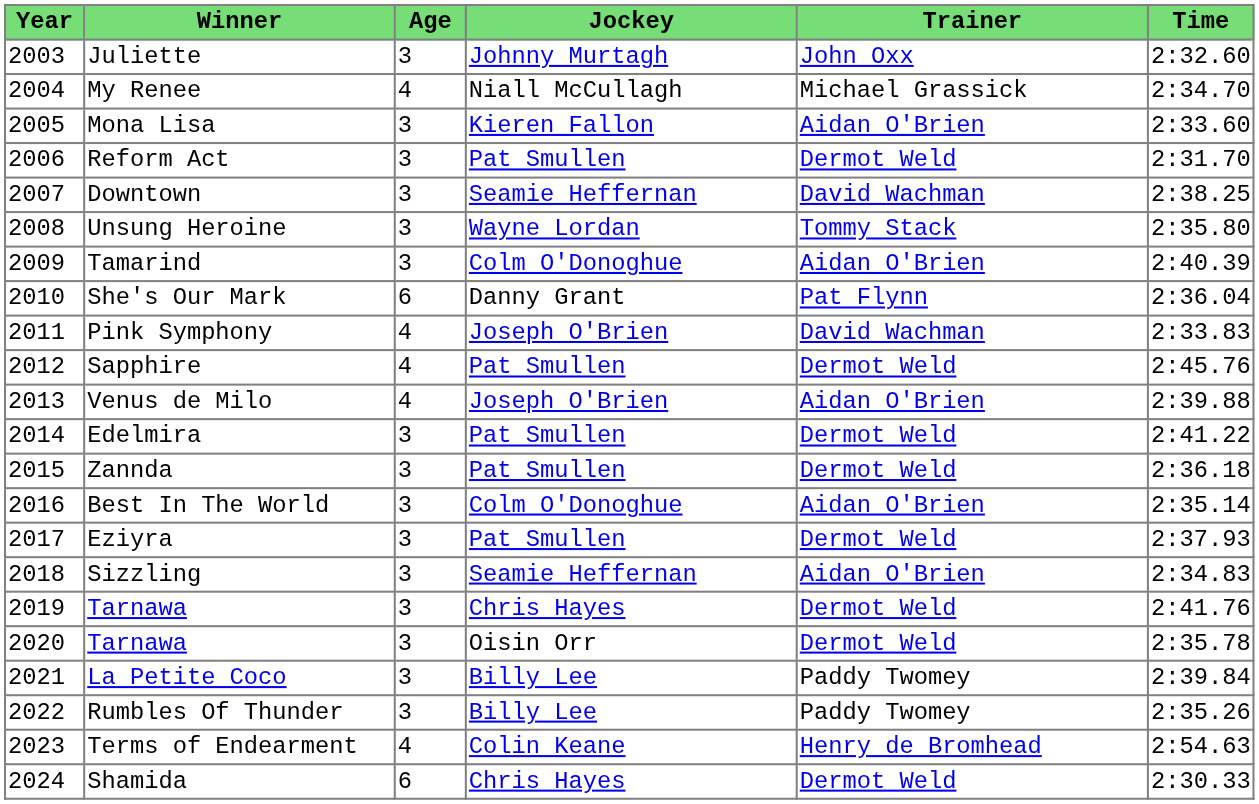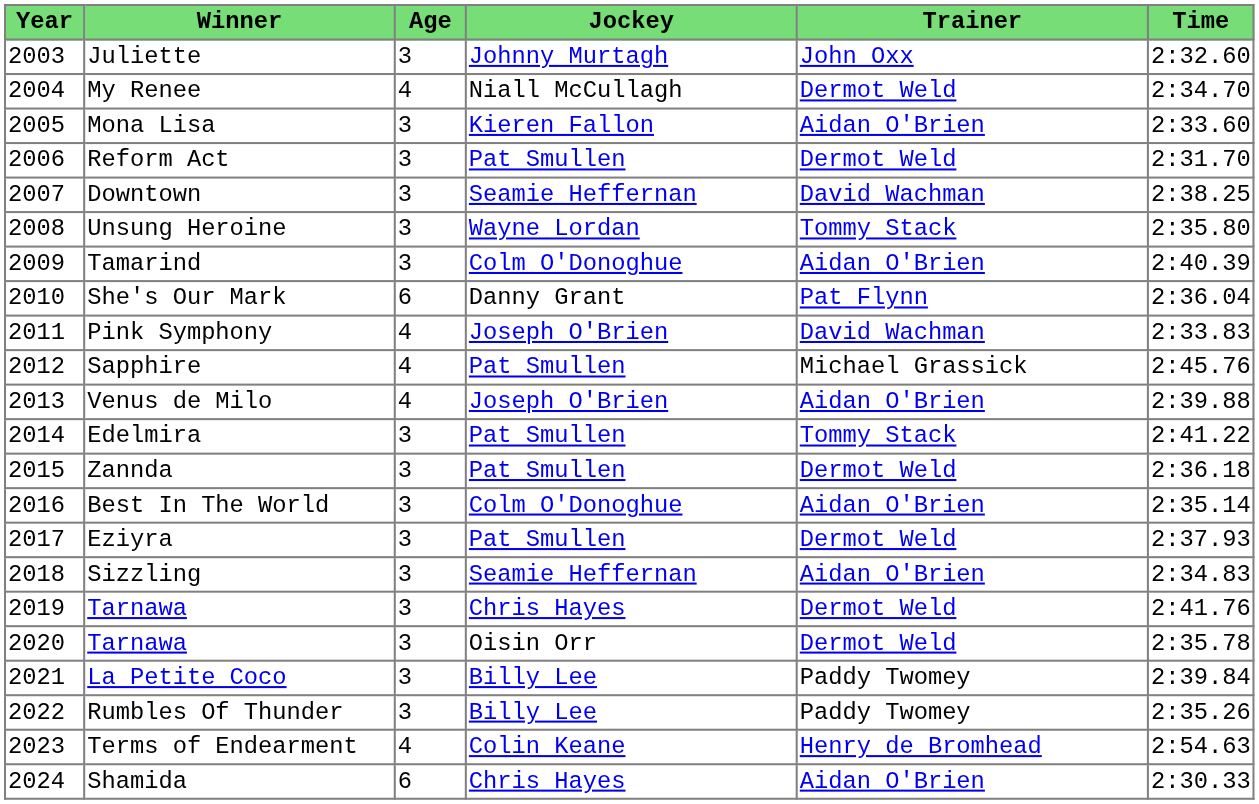(914, 91) Michael Grassick -> (878, 91) Dermot Weld
(878, 367) Dermot Weld -> (914, 367) Michael Grassick
(878, 436) Dermot Weld -> (878, 436) Tommy Stack
(878, 781) Dermot Weld -> (892, 781) Aidan O'Brien
